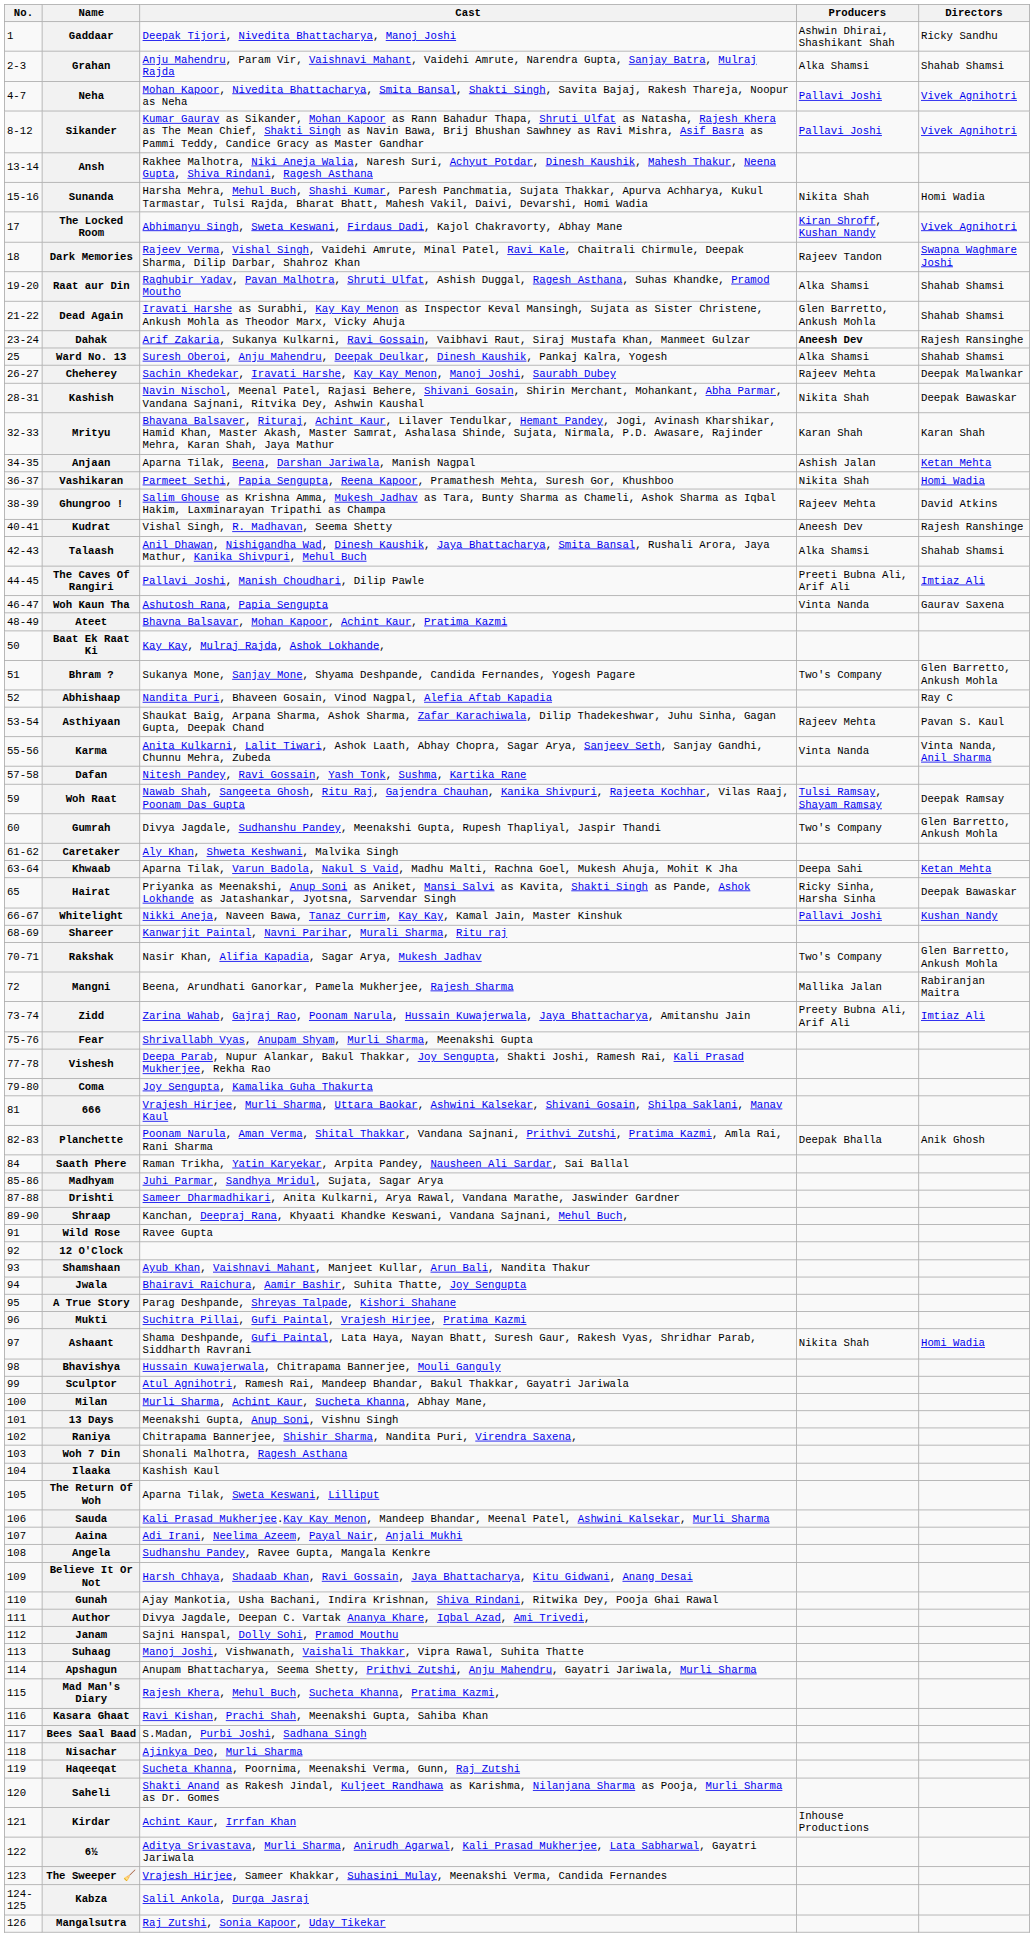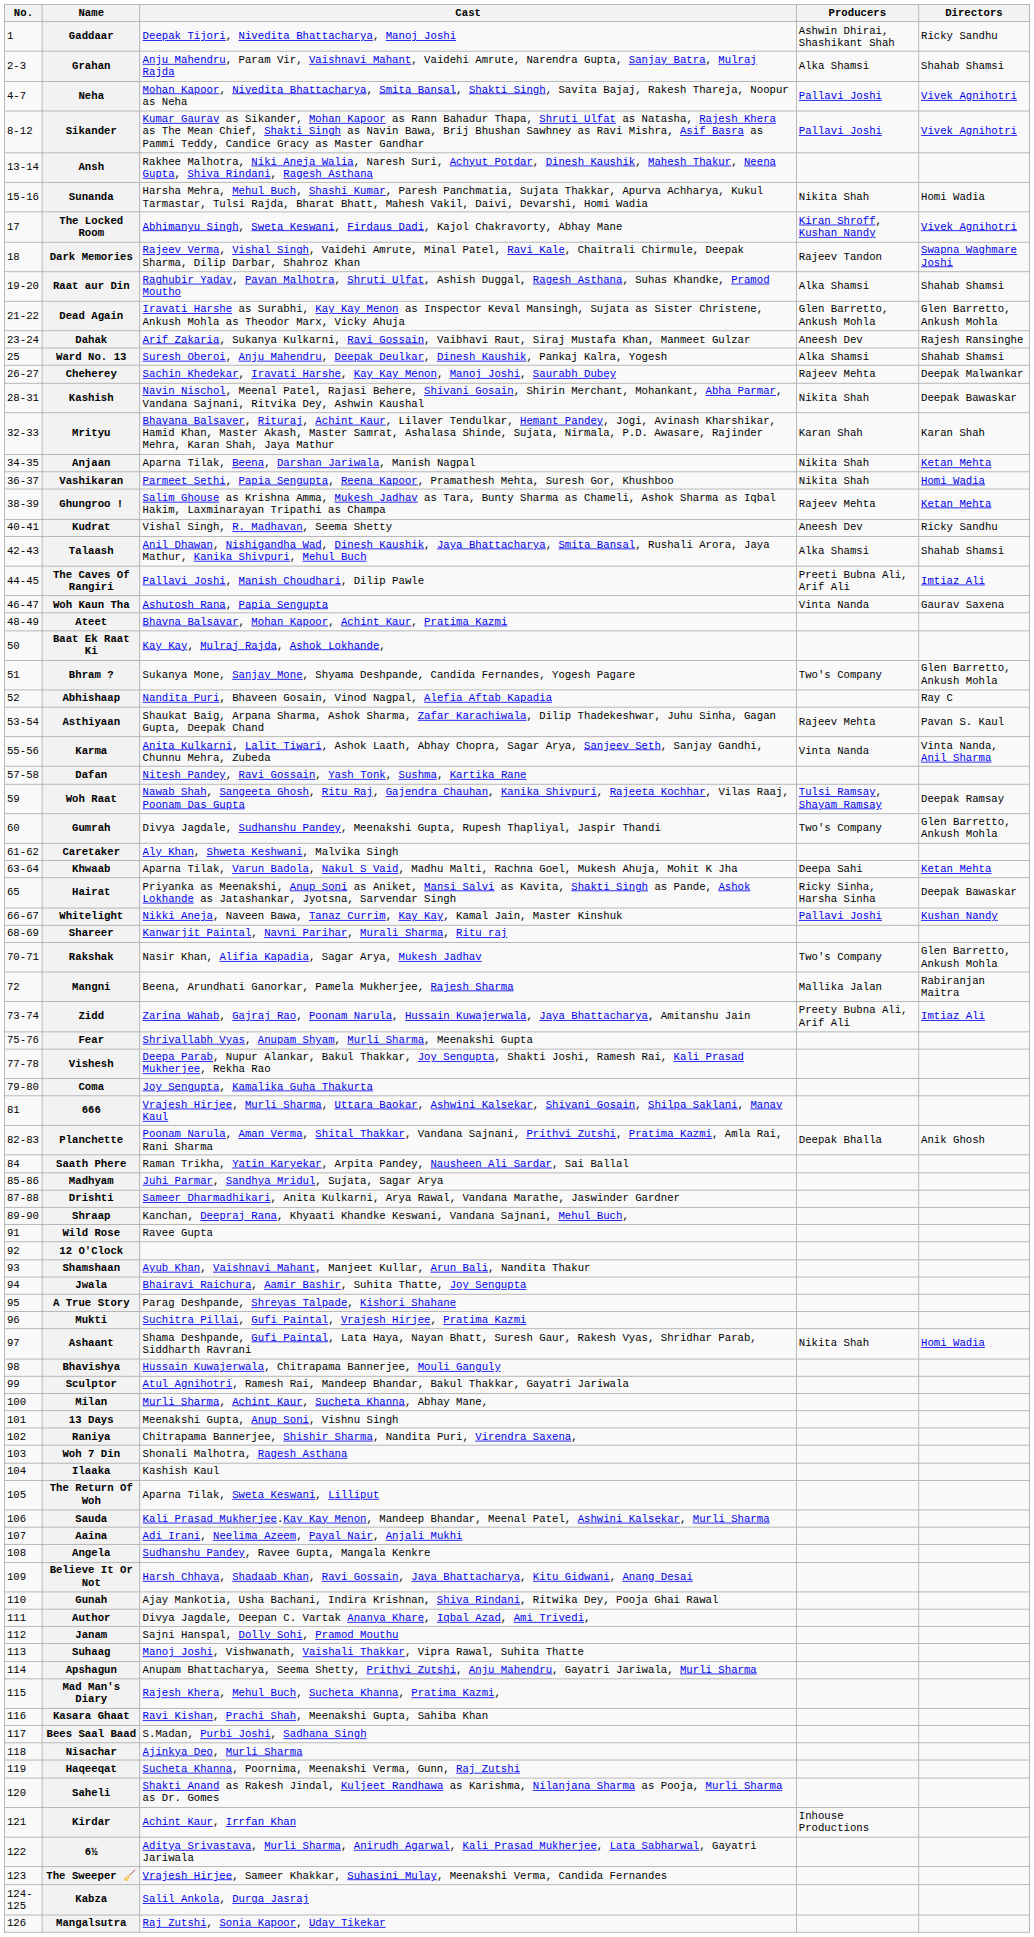(963, 316) Shahab Shamsi -> (966, 316) Glen Barretto, Ankush Mohla
(831, 340) bold -> (831, 340) normal
(837, 463) Ashish Jalan -> (834, 463) Nikita Shah
(959, 504) David Atkins -> (956, 504) Ketan Mehta
(972, 528) Rajesh Ranshinge -> (959, 528) Ricky Sandhu
